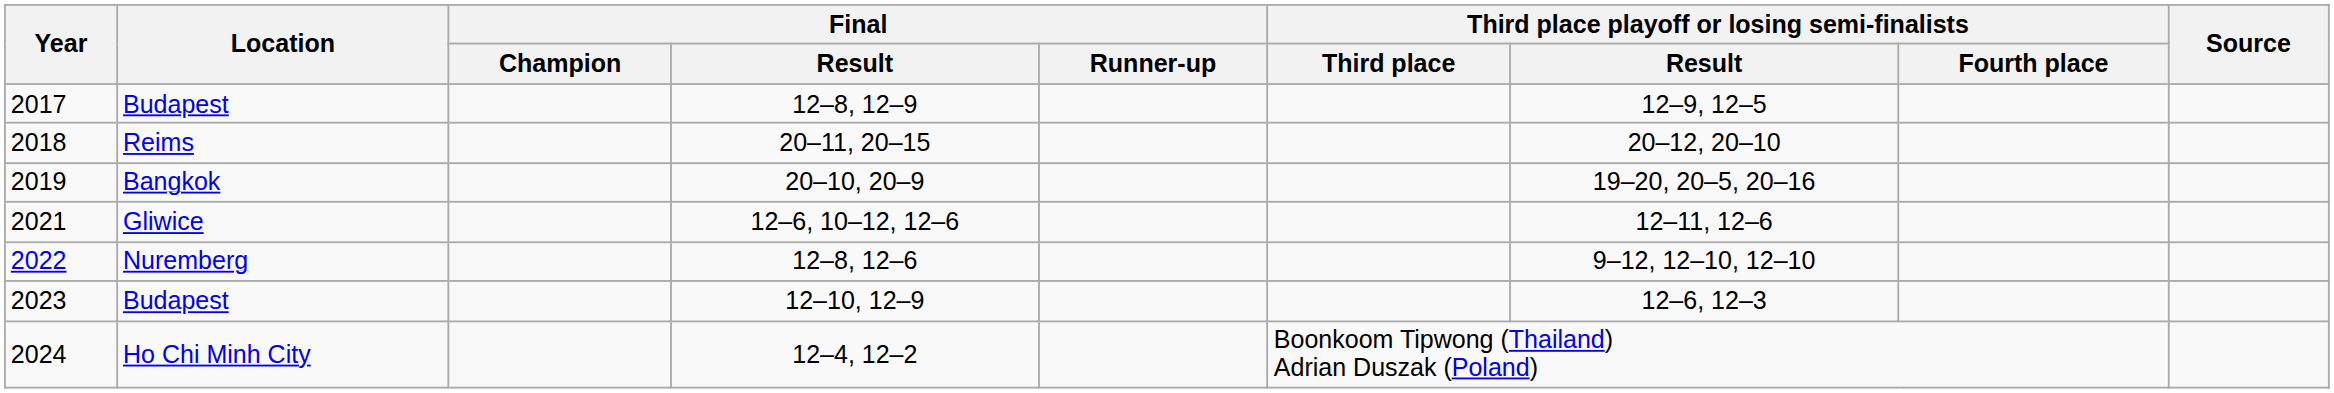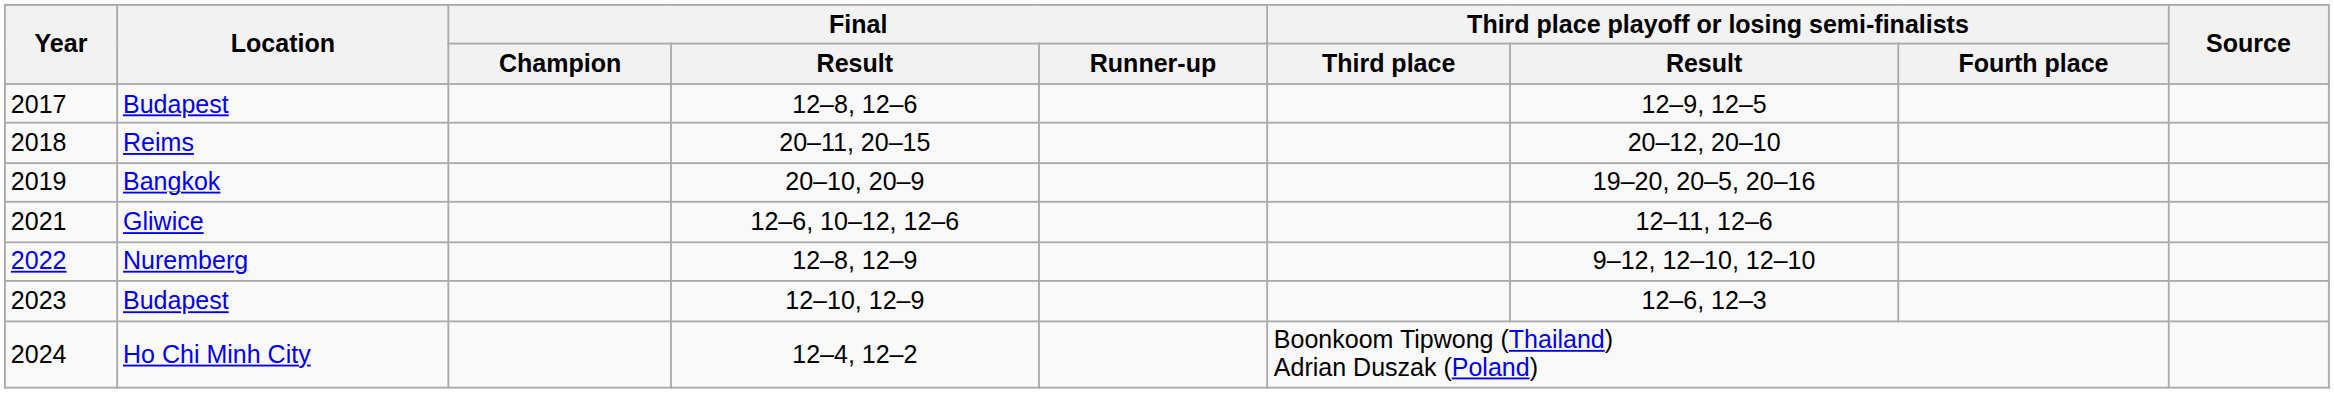(855, 103) 12–8, 12–9 -> (855, 103) 12–8, 12–6
(855, 261) 12–8, 12–6 -> (855, 261) 12–8, 12–9
